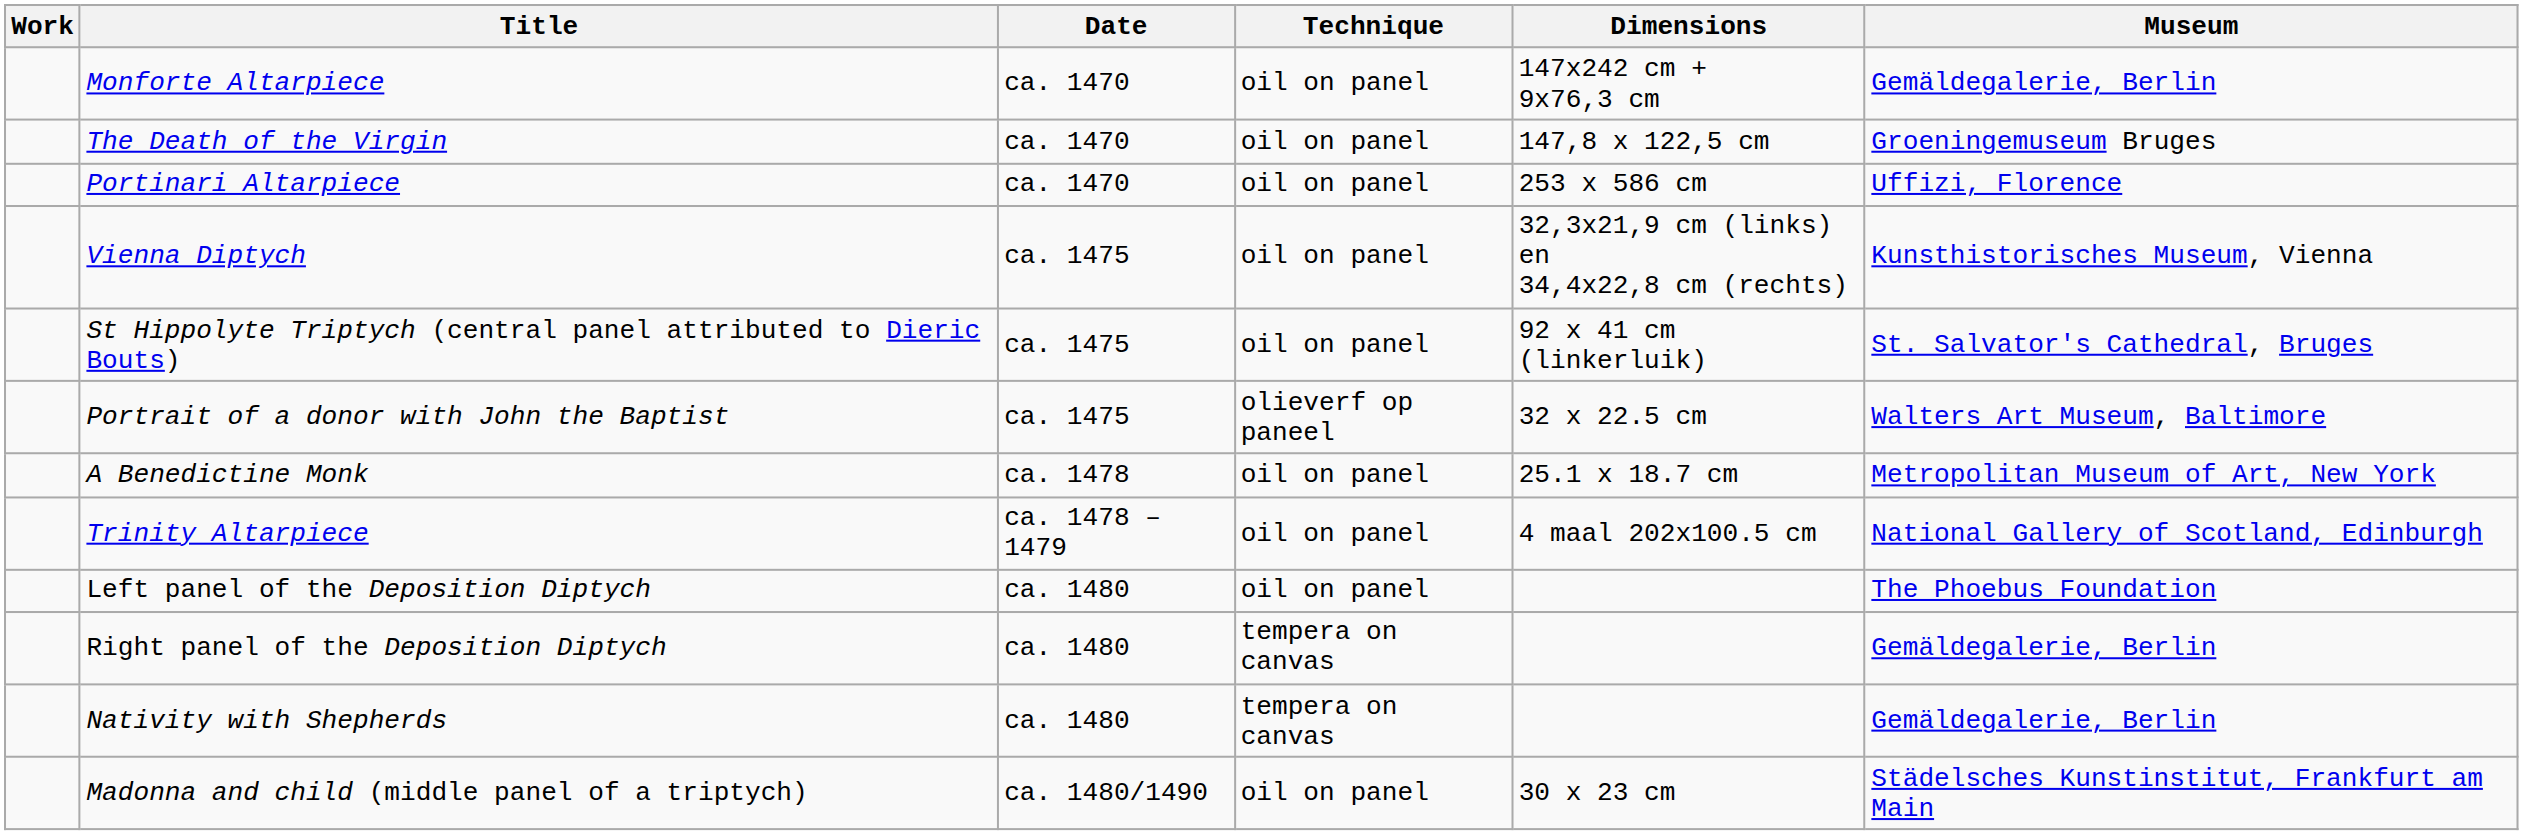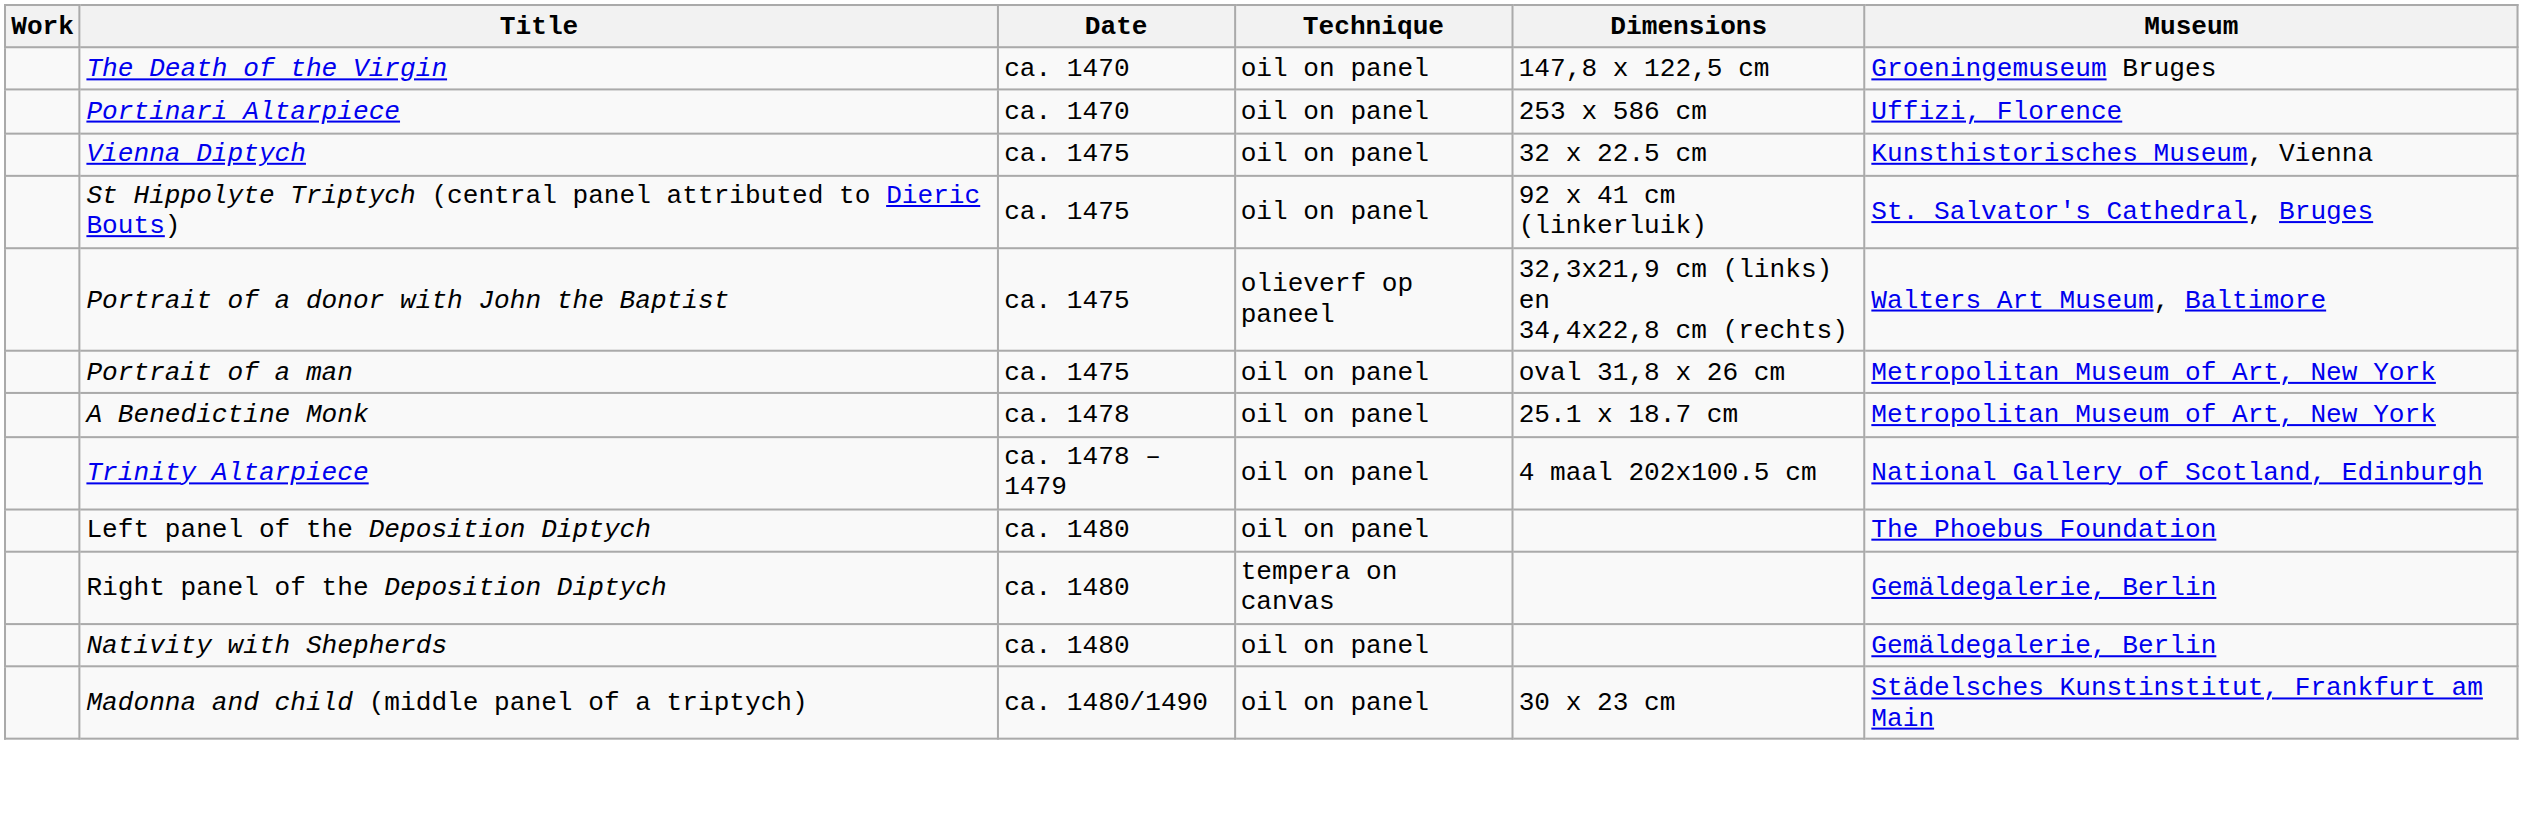- row: (235, 84)
(1683, 257) 32,3x21,9 cm (links) en 34,4x22,8 cm (rechts) -> (1613, 154) 32 x 22.5 cm
(1613, 417) 32 x 22.5 cm -> (1683, 300) 32,3x21,9 cm (links) en 34,4x22,8 cm (rechts)
+ row: (220, 372)
(1319, 721) tempera on canvas -> (1335, 646) oil on panel
